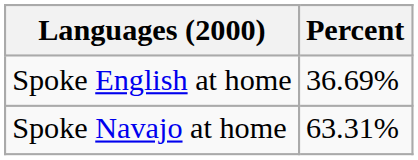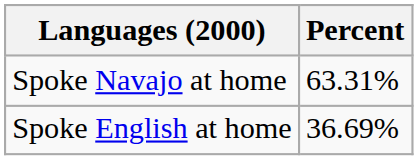rows swapped: (149, 129) <-> (152, 79)
